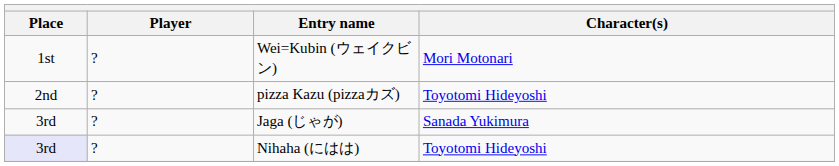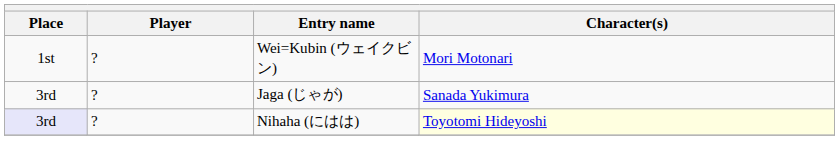- row: (328, 94)
(485, 148) no background -> (485, 121) lightyellow background
